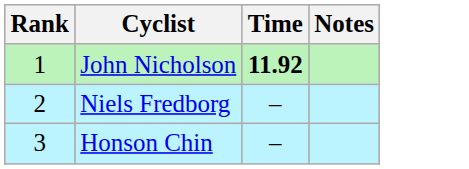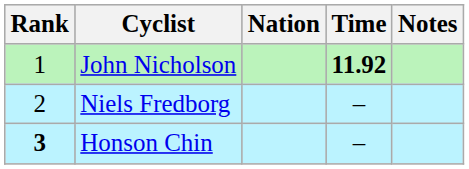+ column: (284, 24)
(40, 143) normal -> (40, 143) bold
